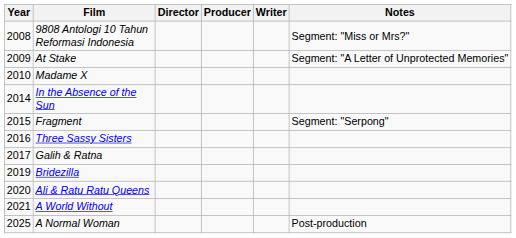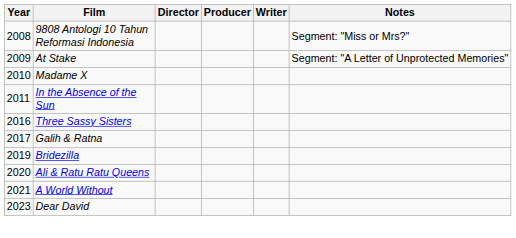(19, 99) 2014 -> (18, 99) 2011
- row: (59, 122)
+ row: (62, 207)
- row: (78, 224)
